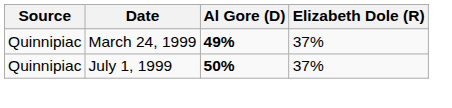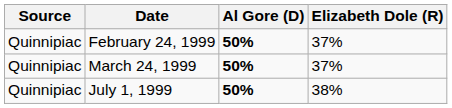+ row: (152, 41)
(219, 41) 49% -> (238, 66) 50%
(308, 66) 37% -> (327, 90) 38%
